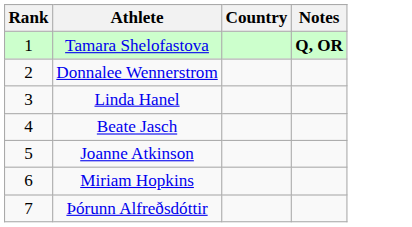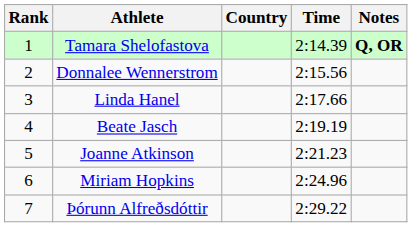+ column: (321, 18)
